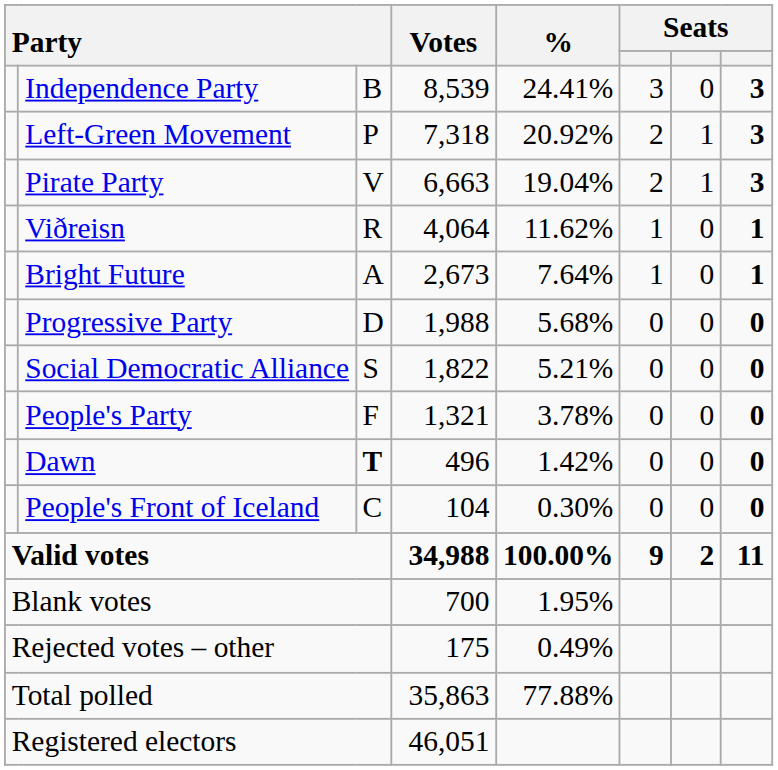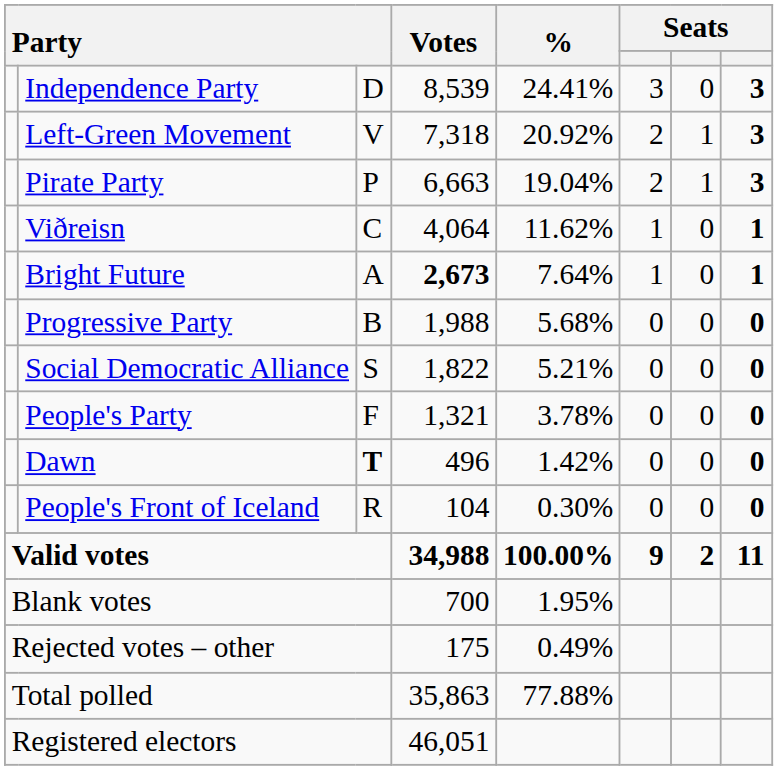(372, 88) B -> (373, 88) D
(371, 134) P -> (373, 134) V
(373, 181) V -> (371, 181) P
(372, 228) R -> (372, 228) C
(456, 274) normal -> (456, 274) bold
(373, 321) D -> (372, 321) B
(372, 508) C -> (372, 508) R
